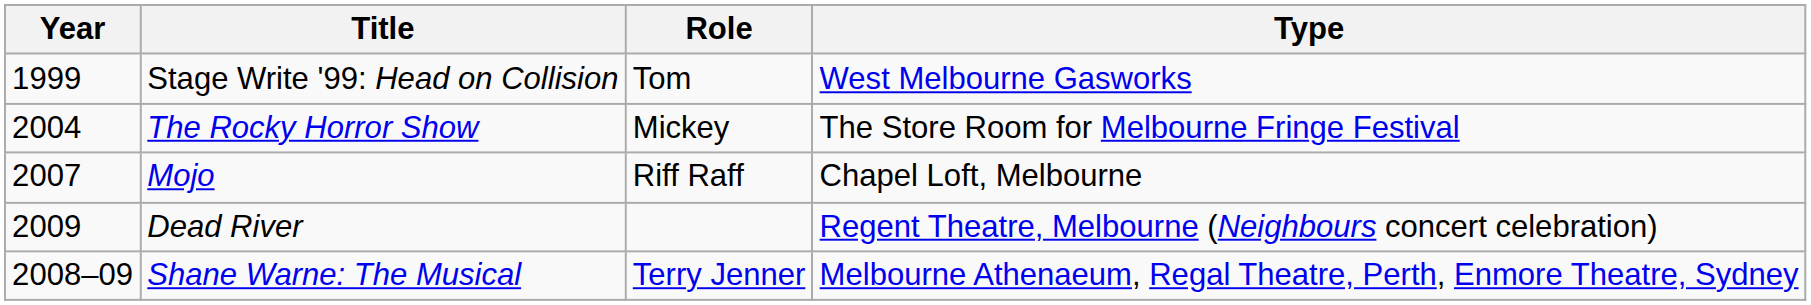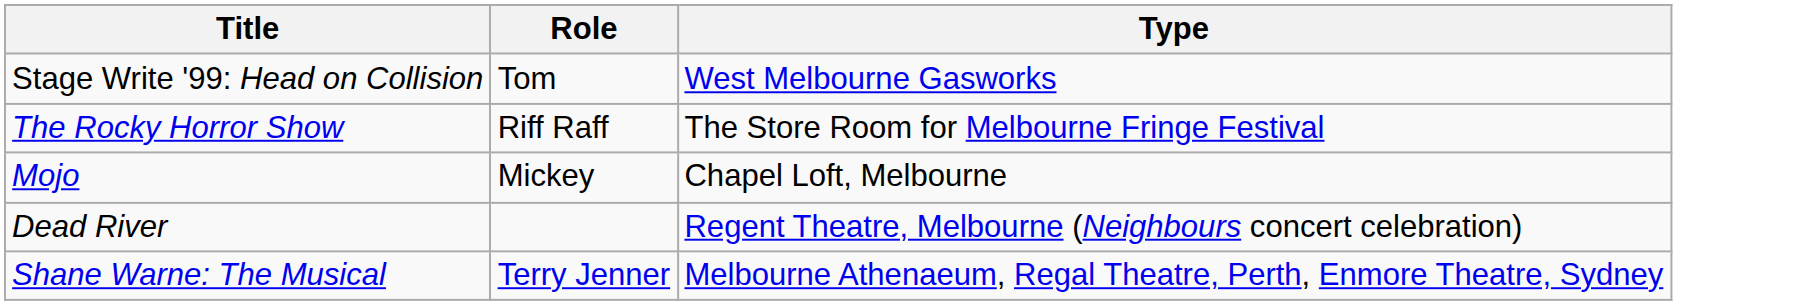- column: (73, 29)
(681, 127) Mickey -> (553, 127) Riff Raff
(688, 176) Riff Raff -> (546, 176) Mickey
